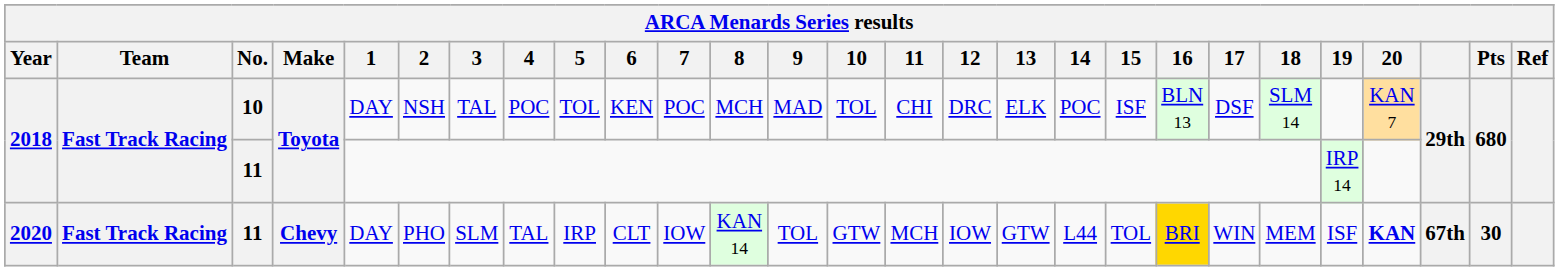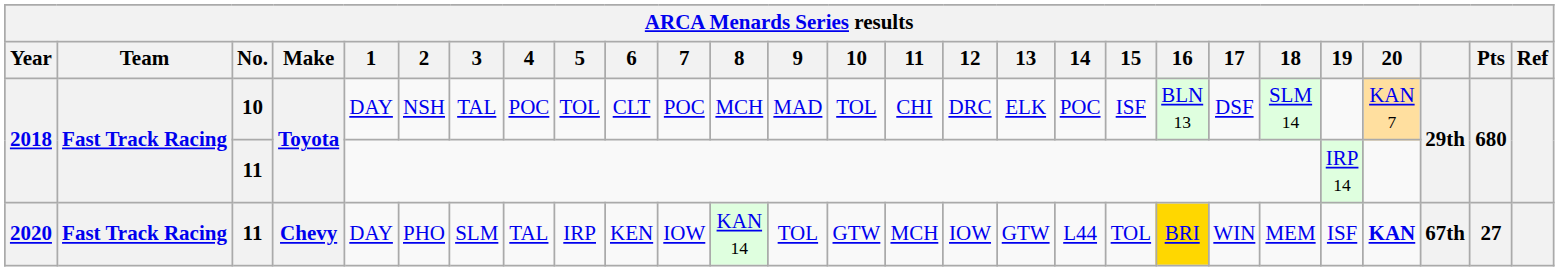(632, 108) KEN -> (632, 108) CLT
(632, 233) CLT -> (632, 233) KEN
(1491, 233) 30 -> (1491, 233) 27
